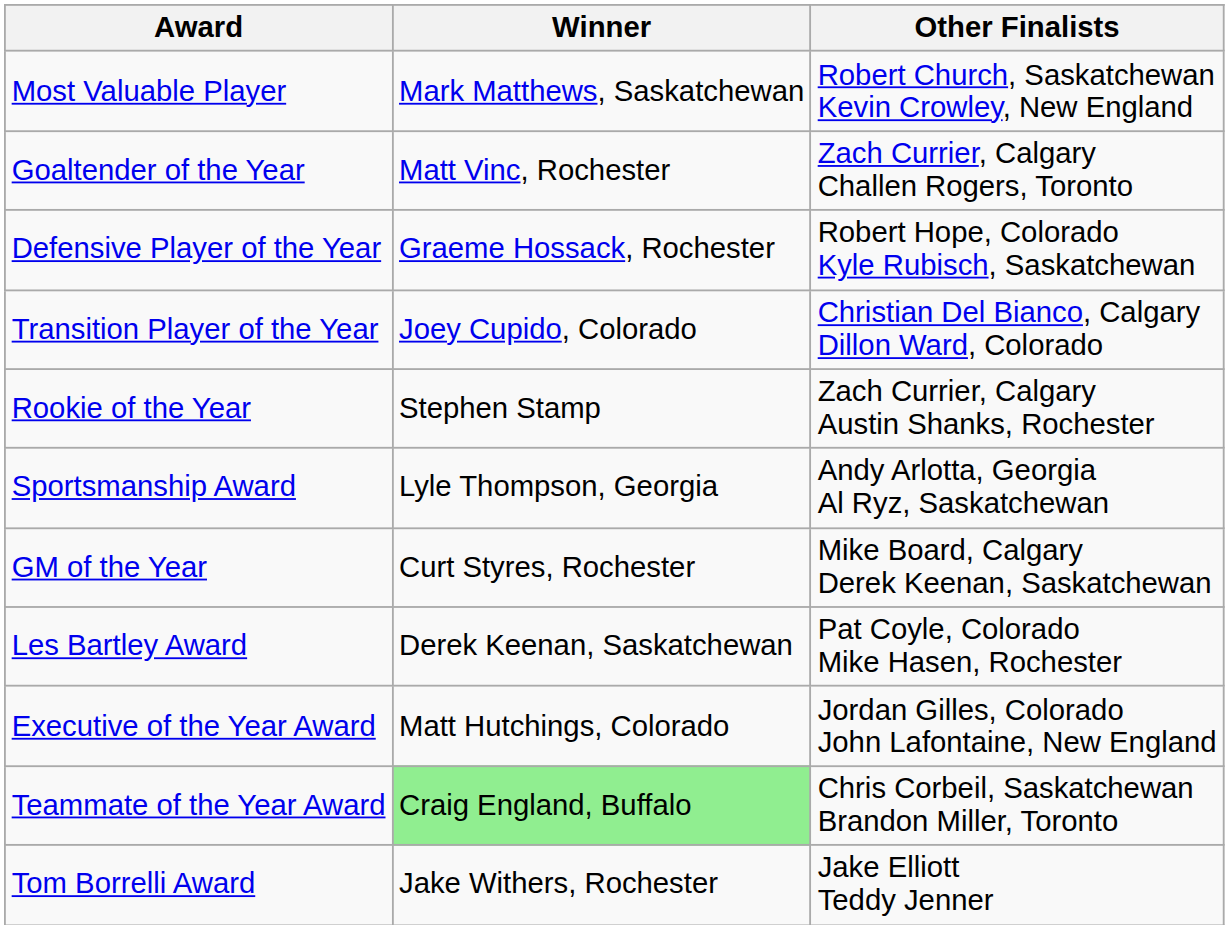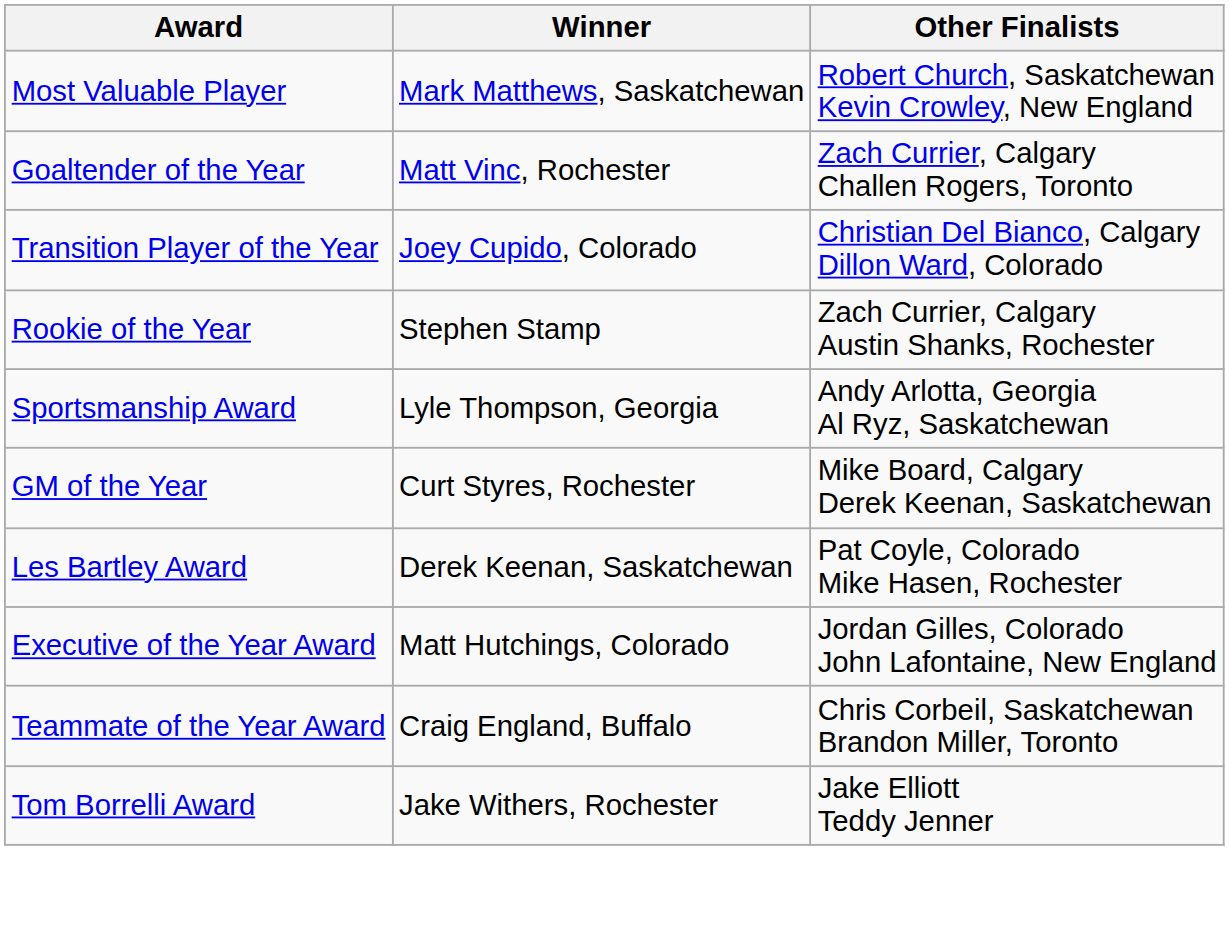- row: (196, 249)
(545, 805) lightgreen background -> (545, 725) no background
